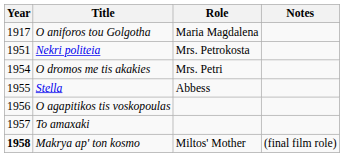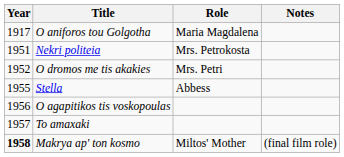(19, 69) 1954 -> (19, 69) 1952
